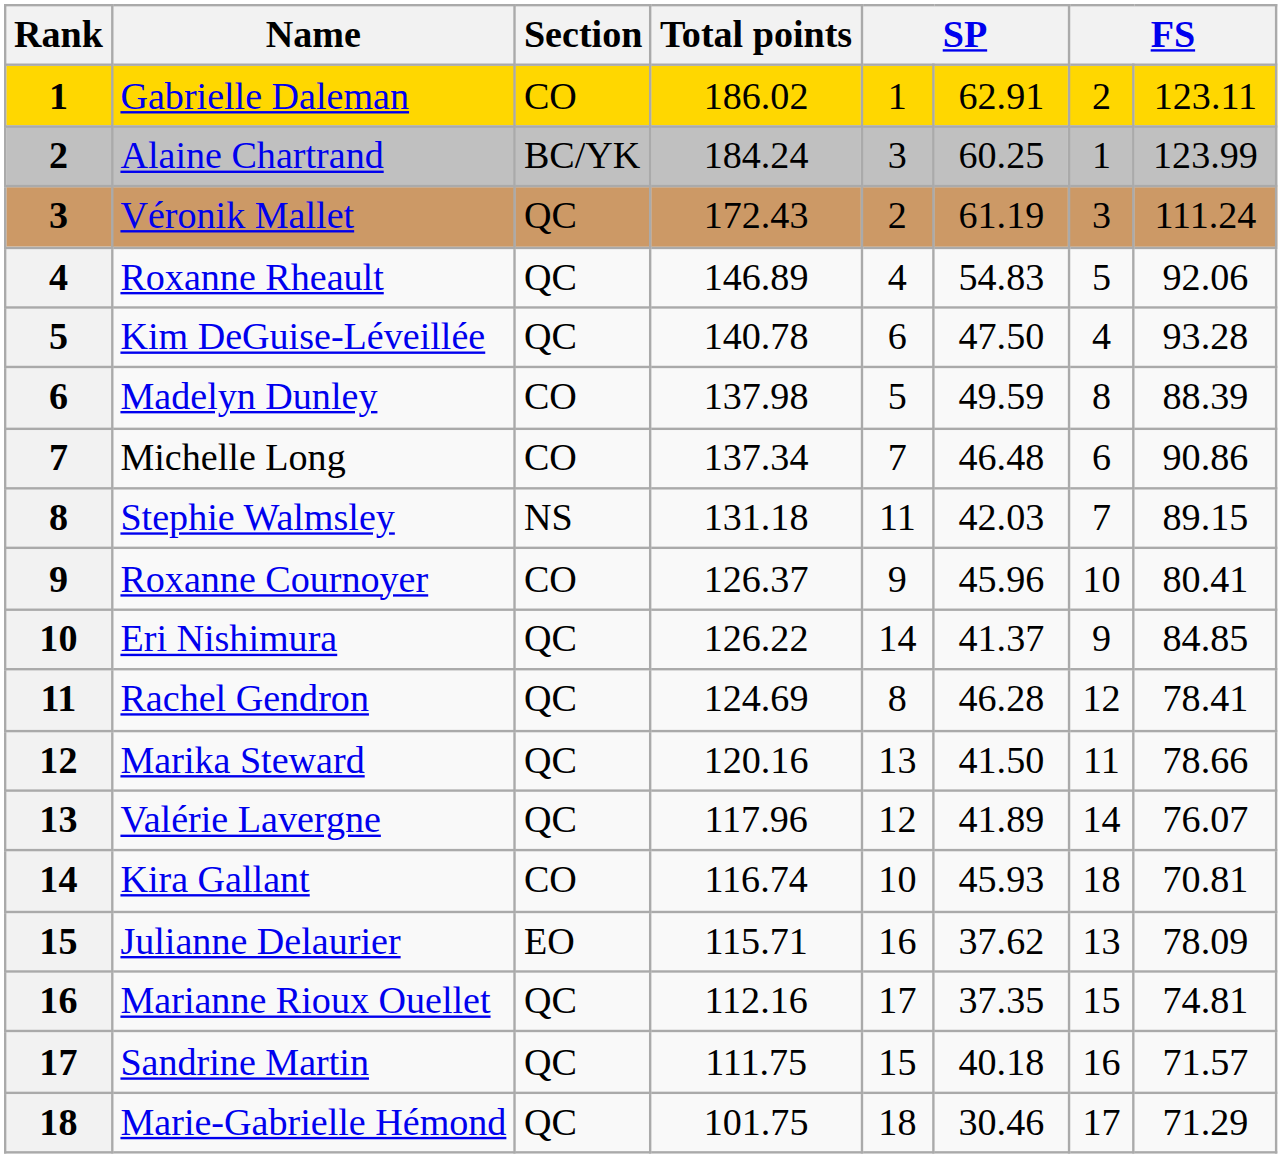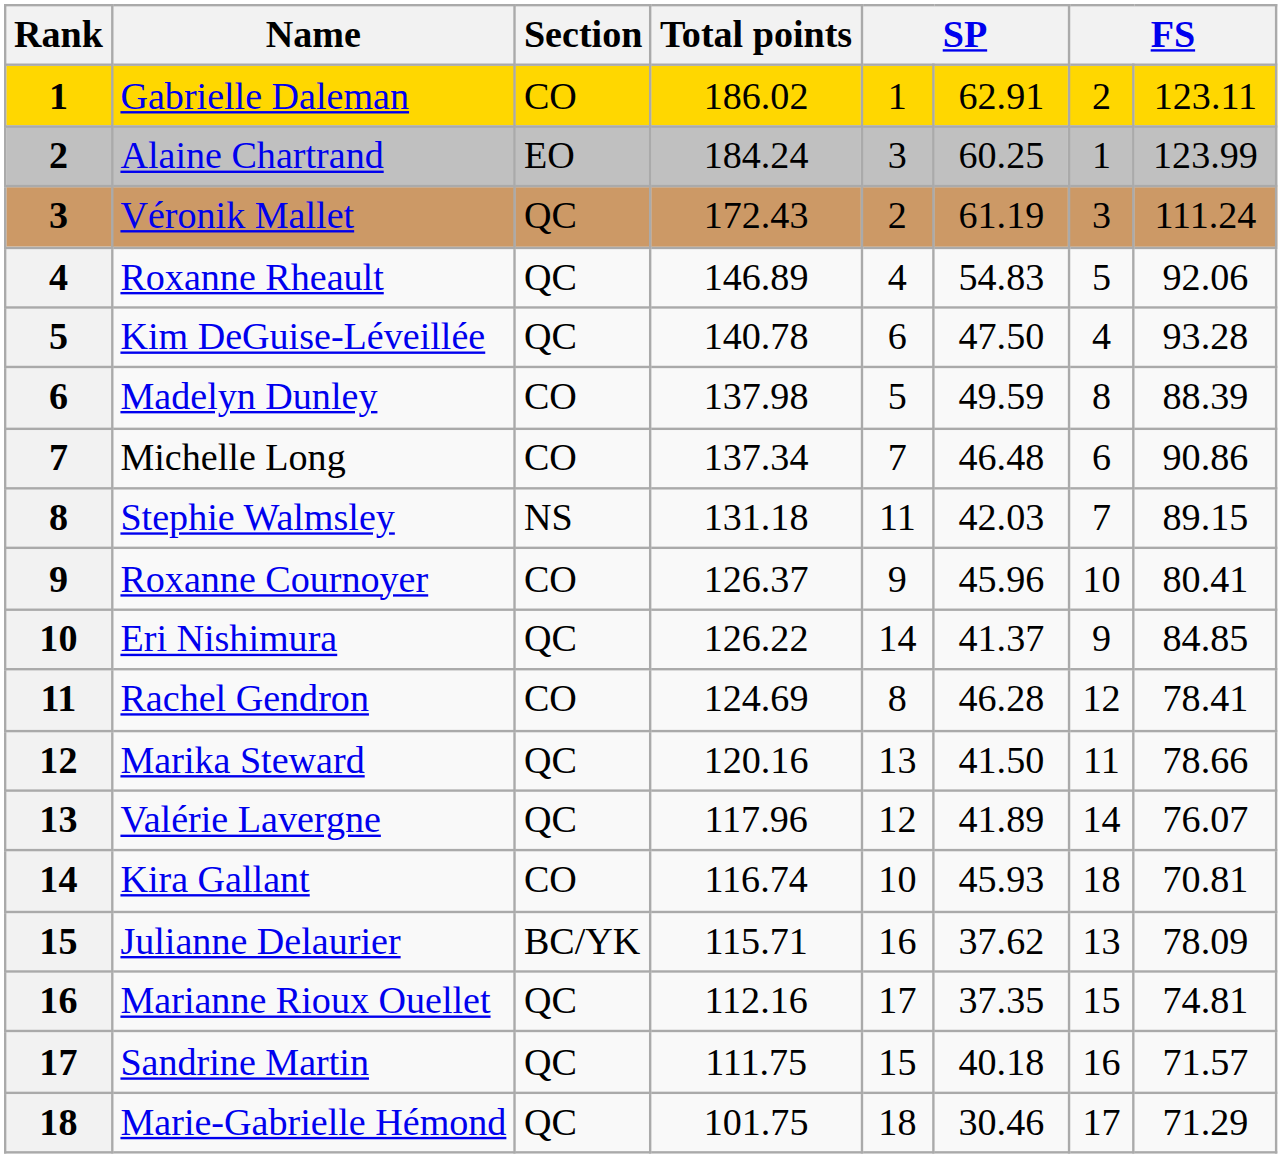(582, 155) BC/YK -> (549, 155) EO
(550, 699) QC -> (550, 699) CO
(549, 940) EO -> (582, 940) BC/YK
